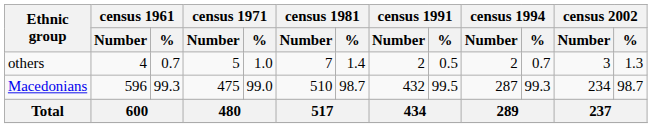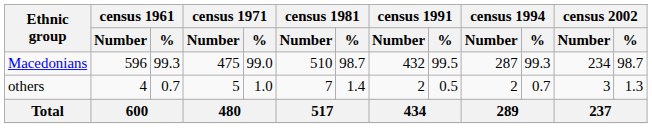rows swapped: (48, 87) <-> (26, 63)
